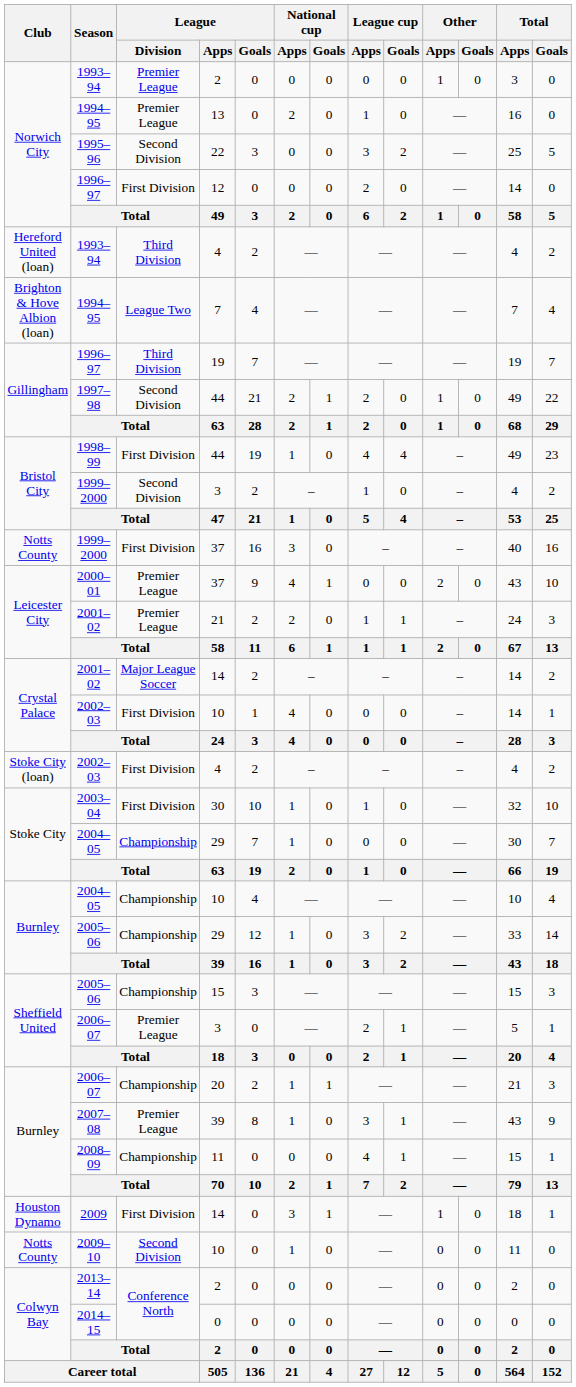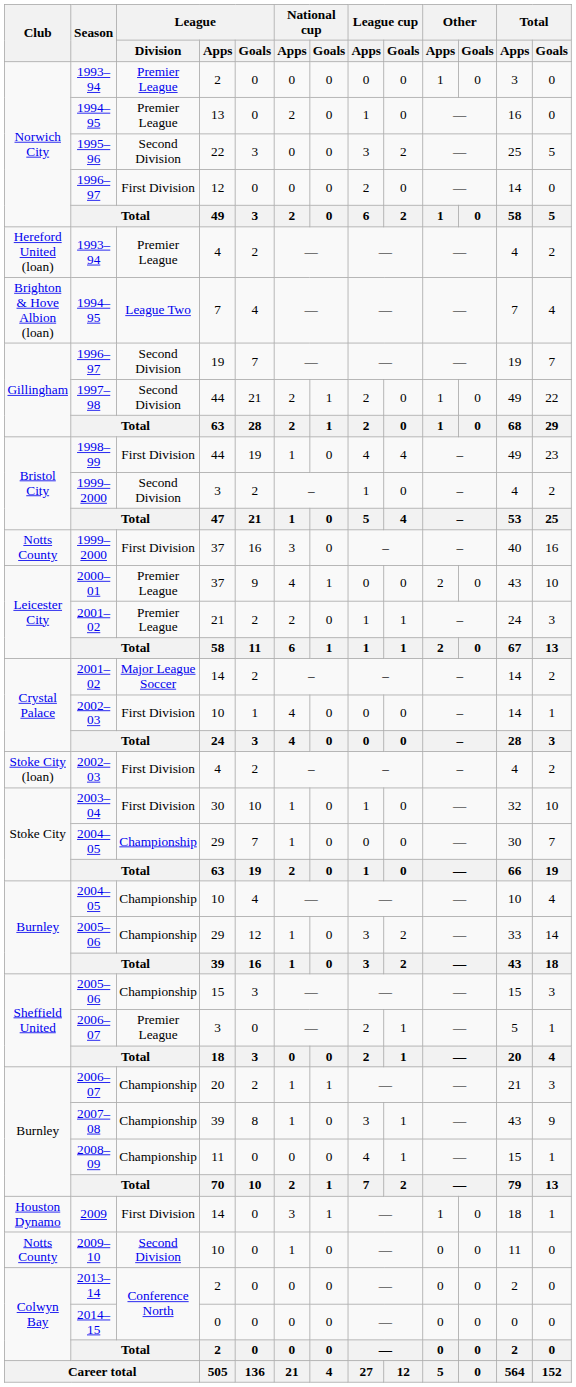(158, 252) Third Division -> (158, 252) Premier League
(158, 361) Third Division -> (158, 361) Second Division
(158, 1120) Premier League -> (158, 1120) Championship
